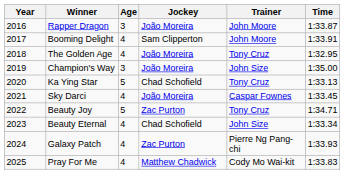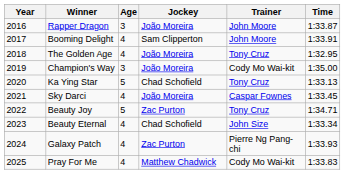(249, 68) John Size -> (262, 68) Cody Mo Wai-kit
